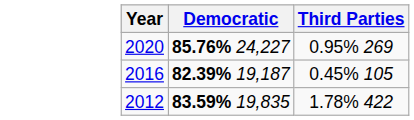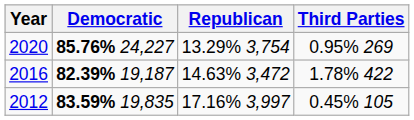+ column: (236, 19)
(351, 74) 0.45% 105 -> (351, 74) 1.78% 422
(351, 102) 1.78% 422 -> (351, 102) 0.45% 105
